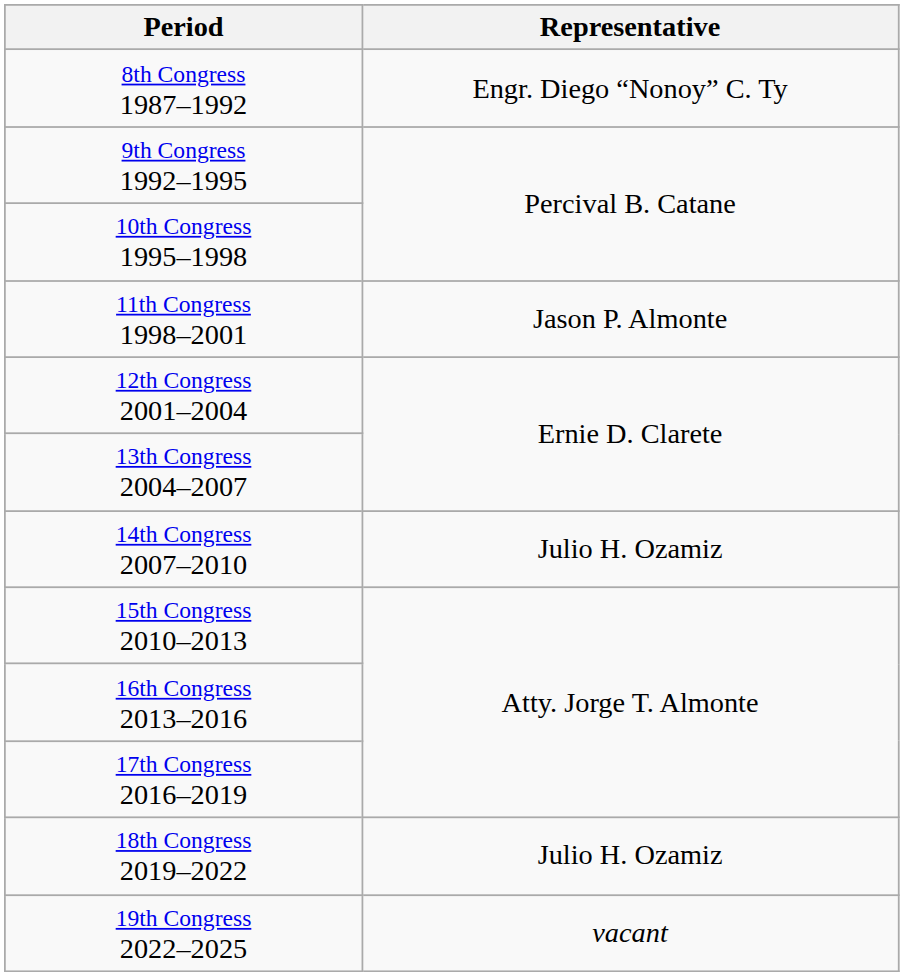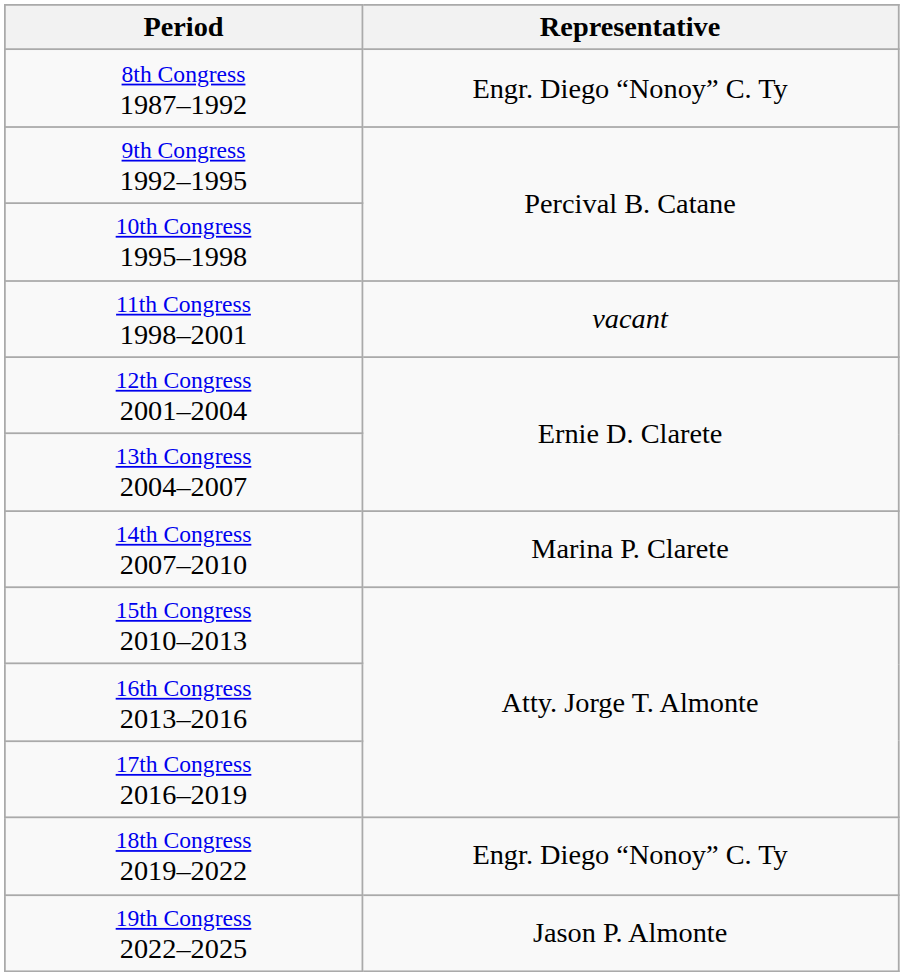(630, 318) Jason P. Almonte -> (630, 318) vacant
(630, 548) Julio H. Ozamiz -> (630, 548) Marina P. Clarete
(630, 855) Julio H. Ozamiz -> (630, 855) Engr. Diego “Nonoy” C. Ty
(630, 932) vacant -> (630, 932) Jason P. Almonte
